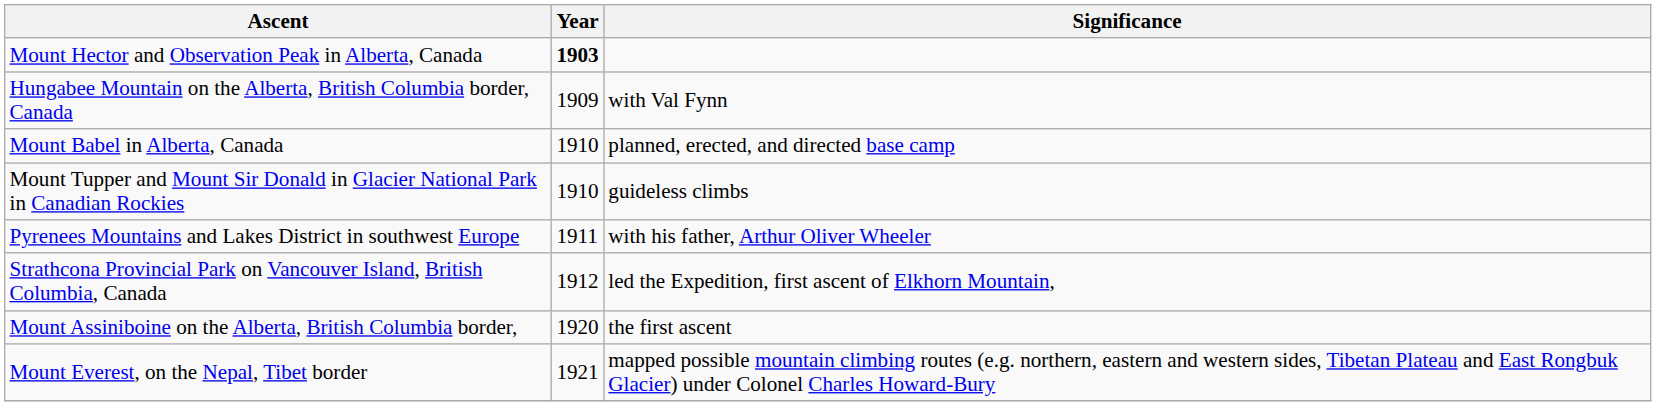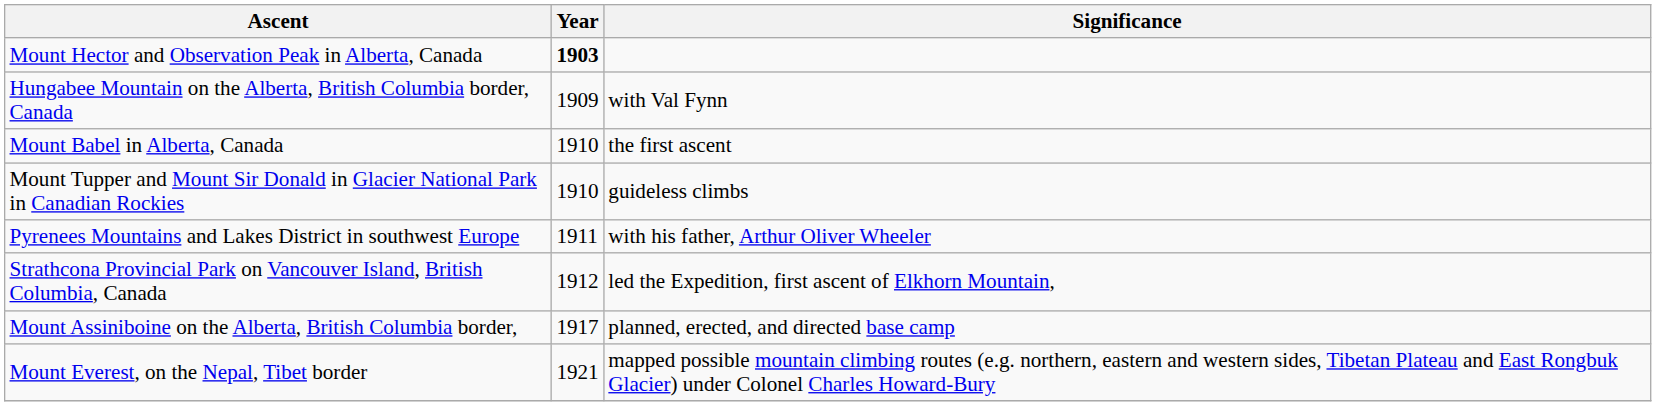(782, 145) planned, erected, and directed base camp -> (670, 145) the first ascent
(577, 326) 1920 -> (577, 326) 1917
(670, 326) the first ascent -> (782, 326) planned, erected, and directed base camp
